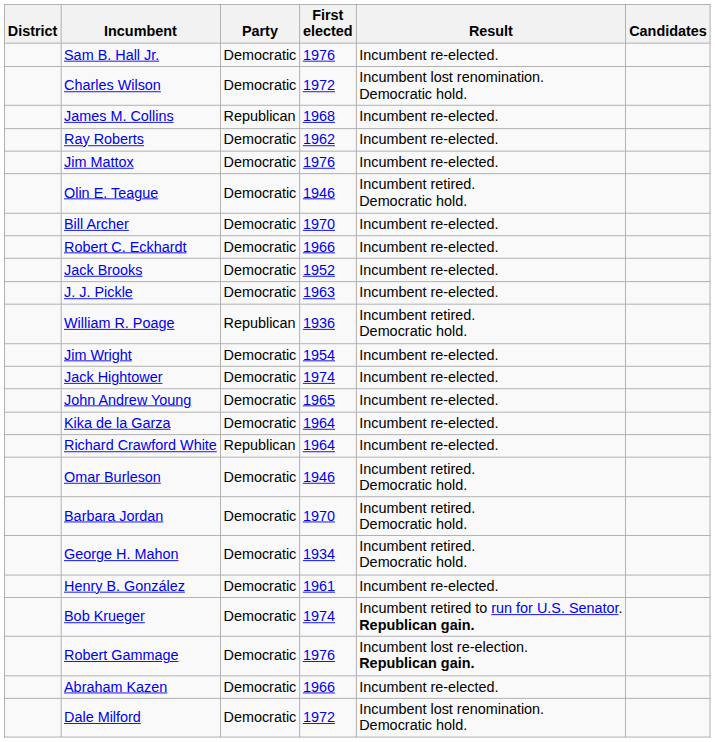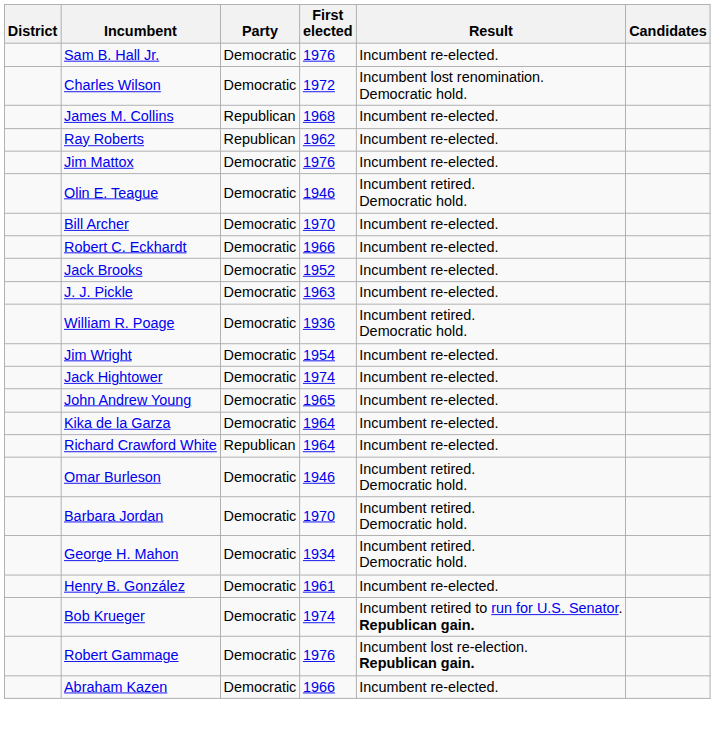(260, 139) Democratic -> (260, 139) Republican
(260, 323) Republican -> (260, 323) Democratic
- row: (102, 717)
